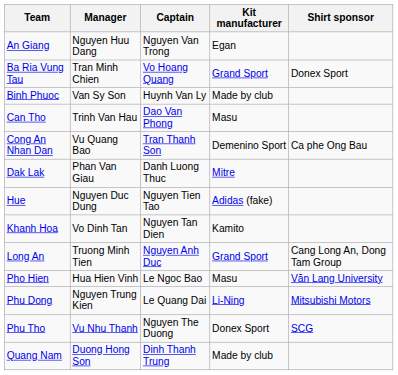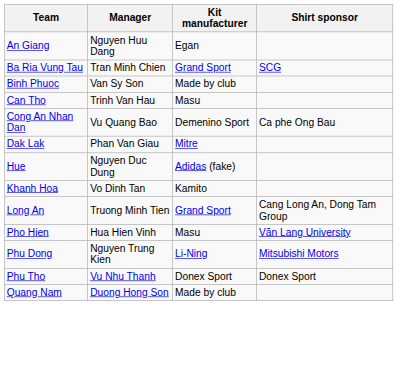- column: (175, 18)
(319, 73) Donex Sport -> (270, 68) SCG
(302, 328) SCG -> (287, 276) Donex Sport
